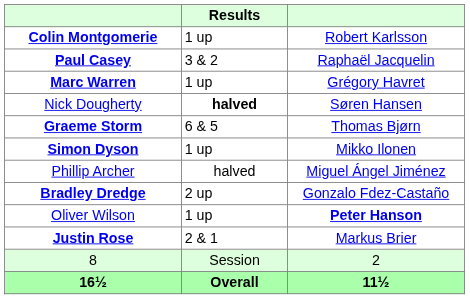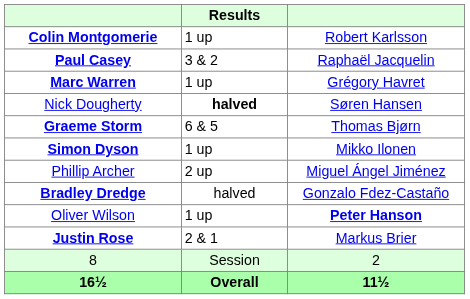(235, 171) halved -> (199, 171) 2 up
(199, 193) 2 up -> (235, 193) halved
